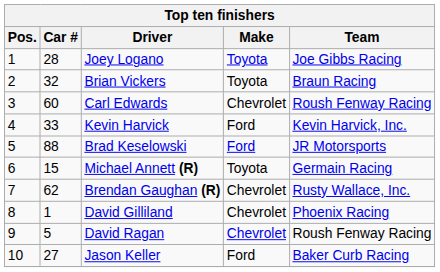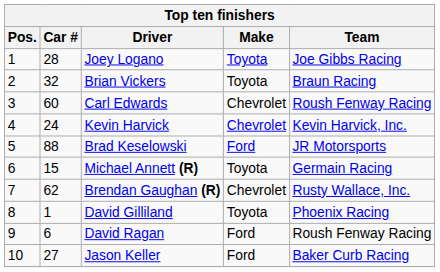(51, 125) 33 -> (51, 125) 24
(241, 125) Ford -> (256, 125) Chevrolet
(256, 212) Chevrolet -> (247, 212) Toyota
(47, 234) 5 -> (47, 234) 6
(256, 234) Chevrolet -> (241, 234) Ford
